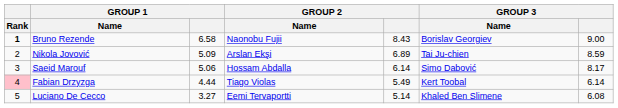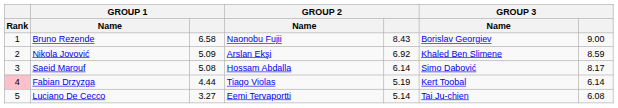(17, 40) bold -> (17, 40) normal
(401, 54) 6.89 -> (401, 54) 6.92
(445, 54) Tai Ju-chien -> (462, 54) Khaled Ben Slimene
(207, 68) 5.06 -> (207, 68) 5.08
(401, 82) 5.49 -> (401, 82) 5.19
(462, 96) Khaled Ben Slimene -> (445, 96) Tai Ju-chien
